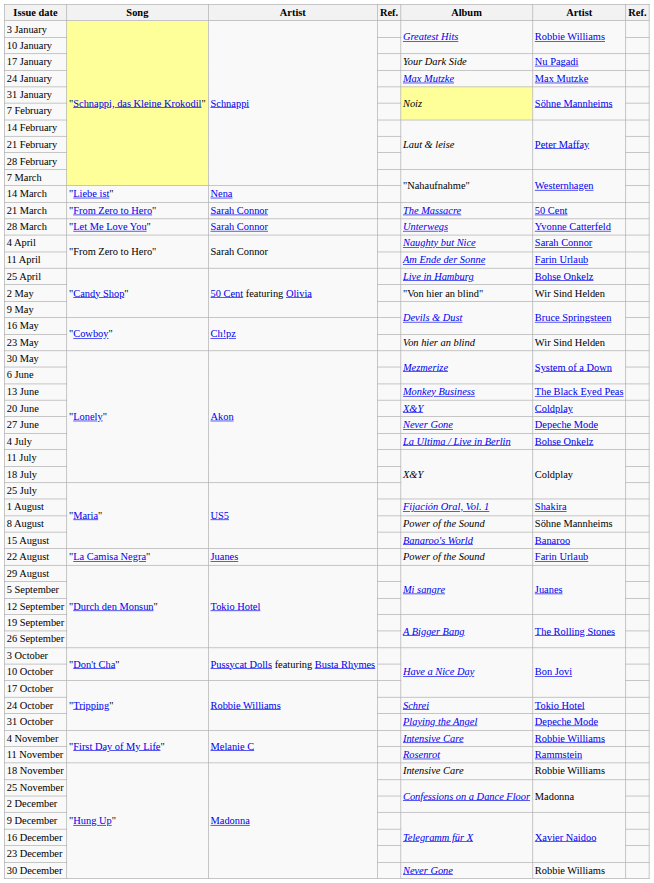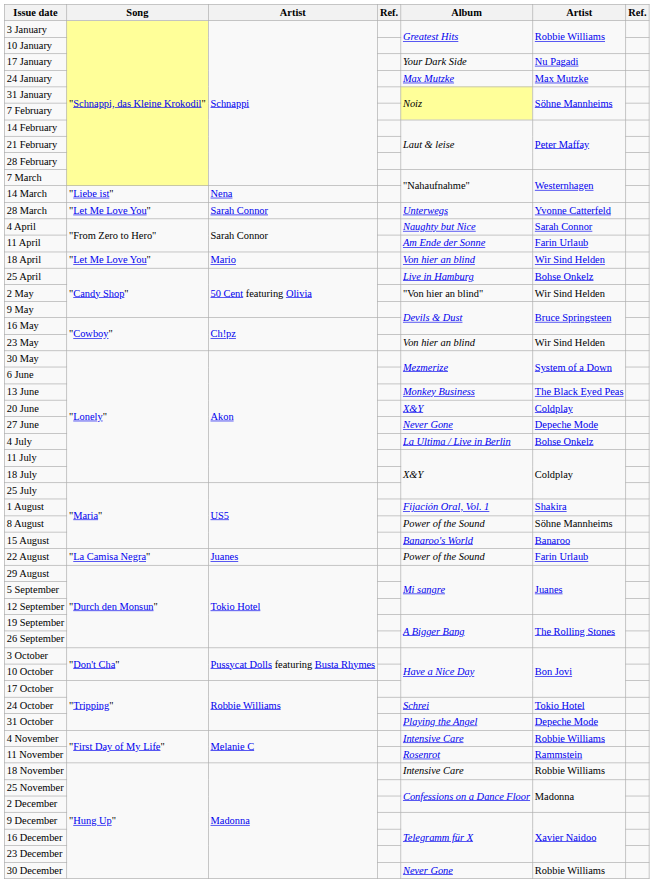- row: (27, 210)
+ row: (24, 260)
